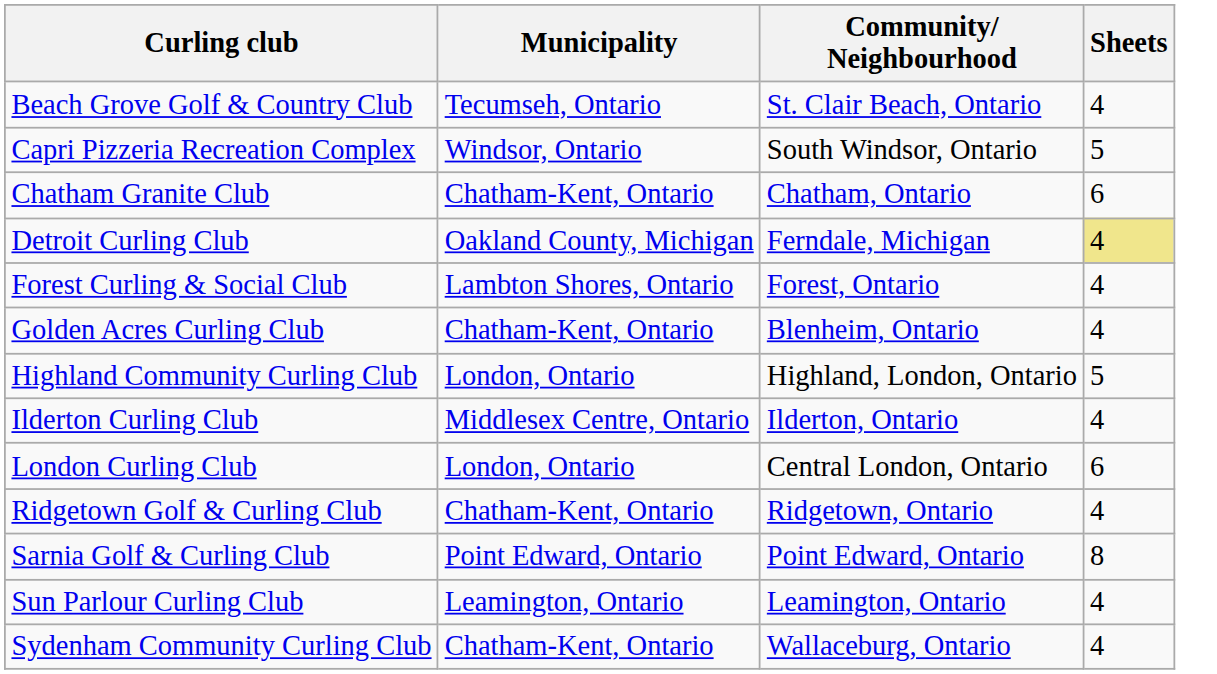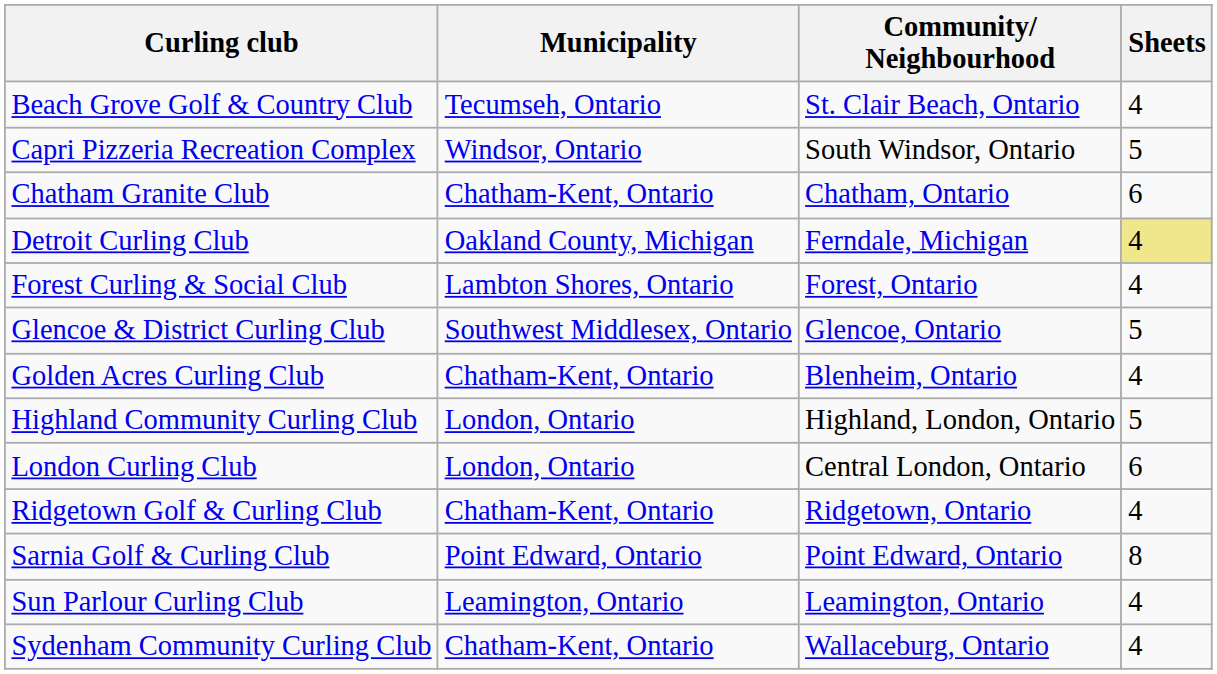+ row: (198, 330)
- row: (135, 420)
